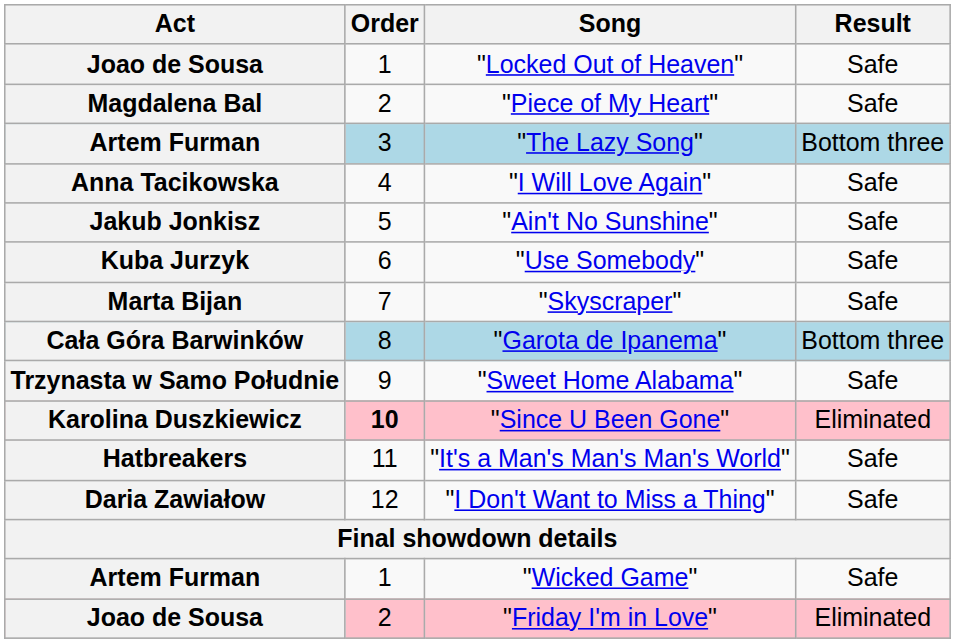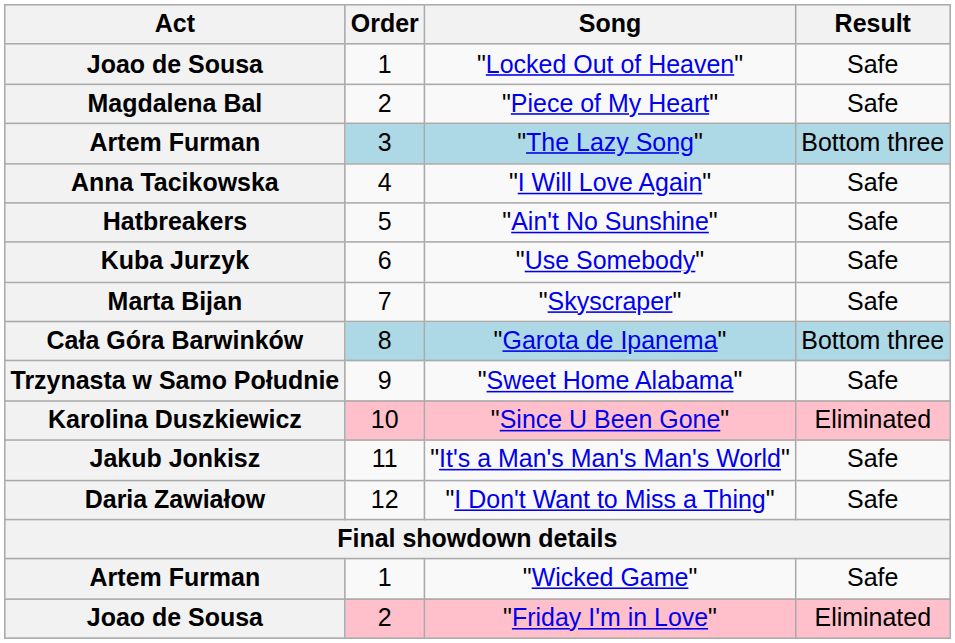(175, 222) Jakub Jonkisz -> (175, 222) Hatbreakers
(385, 420) bold -> (385, 420) normal
(175, 459) Hatbreakers -> (175, 459) Jakub Jonkisz
